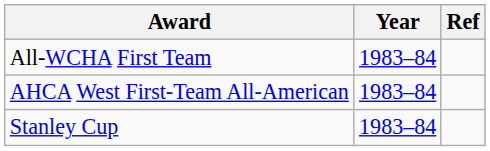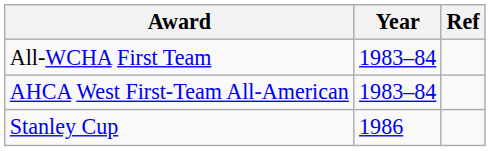(398, 127) 1983–84 -> (381, 127) 1986
